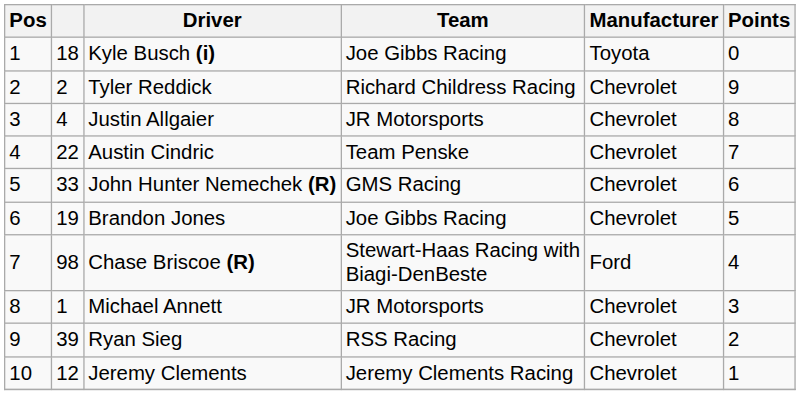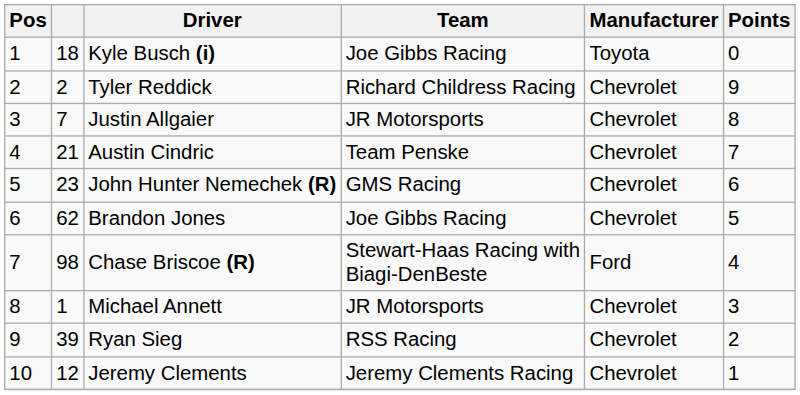(62, 119) 4 -> (62, 119) 7
(67, 151) 22 -> (67, 151) 21
(67, 184) 33 -> (67, 184) 23
(67, 217) 19 -> (67, 217) 62
